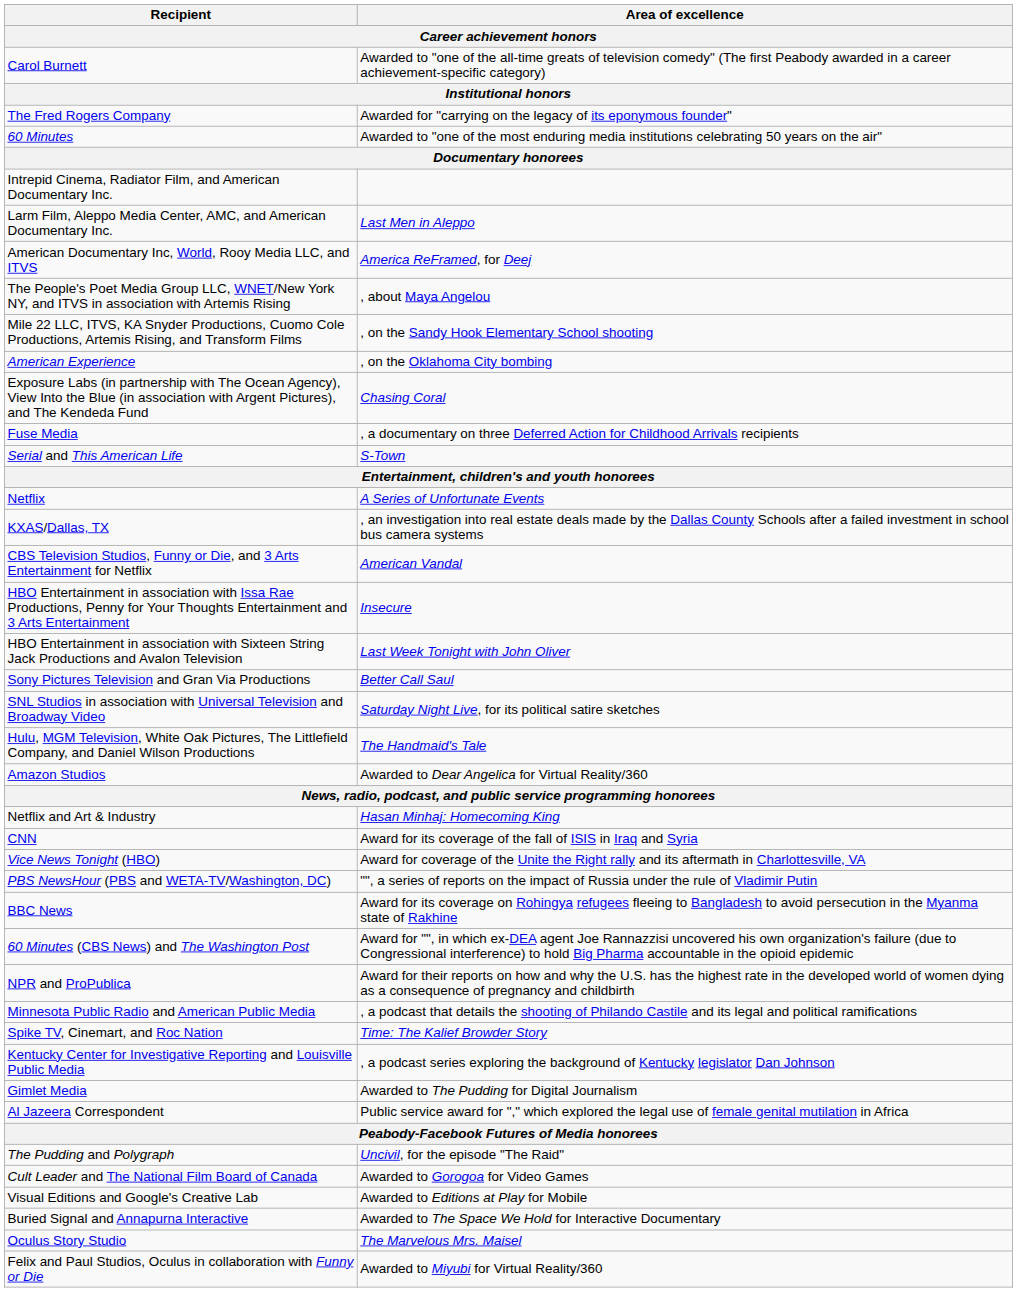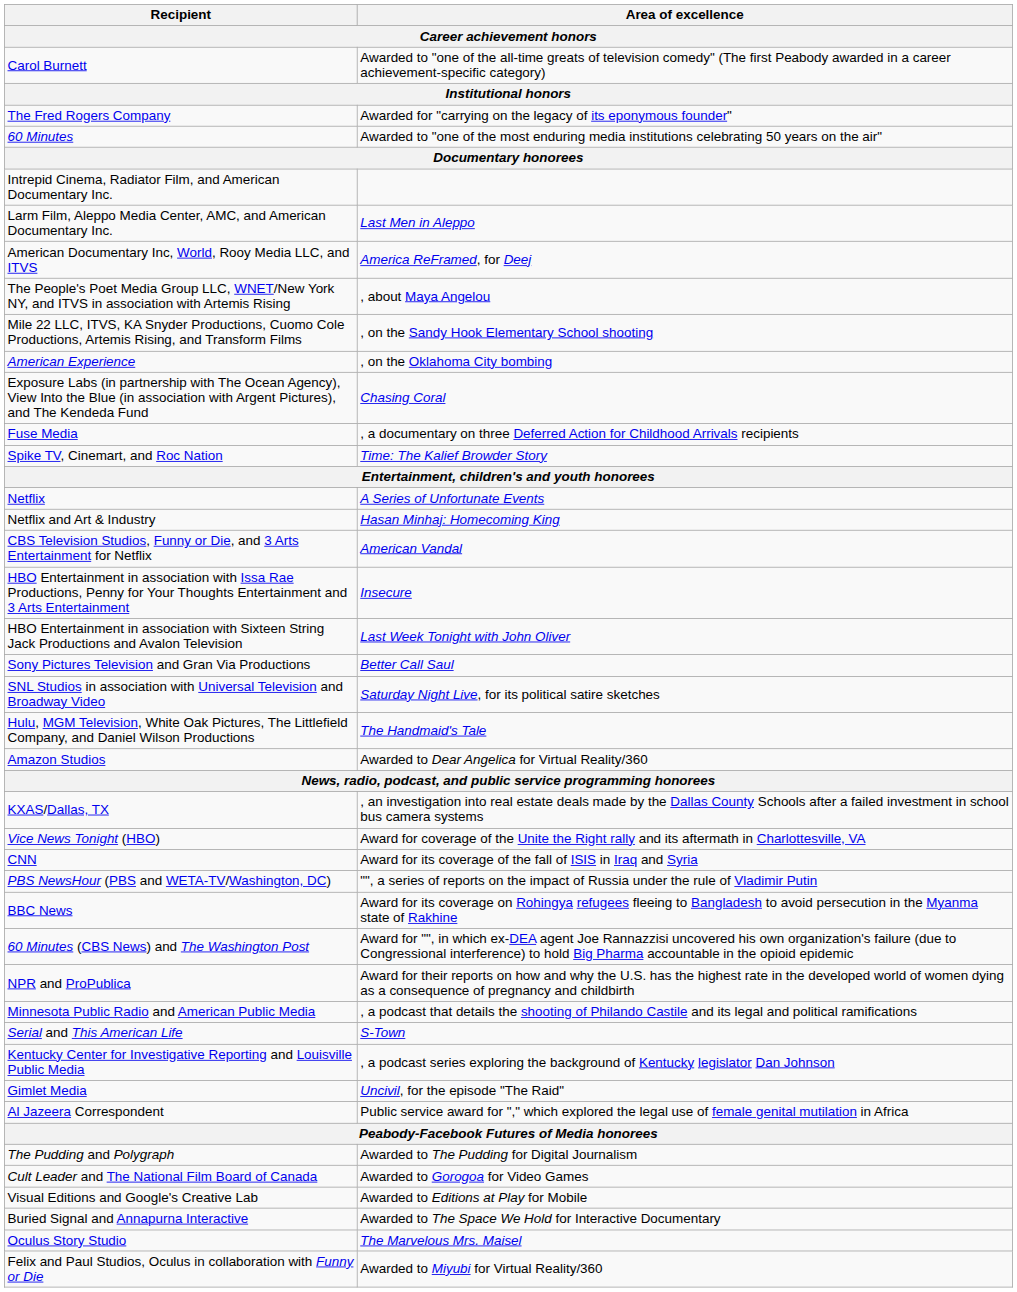rows swapped: (115, 1033) <-> (95, 455)
rows swapped: (81, 817) <-> (58, 527)
rows swapped: (84, 860) <-> (22, 838)
(499, 1091) Awarded to The Pudding for Digital Journalism -> (462, 1091) Uncivil, for the episode "The Raid"
(462, 1155) Uncivil, for the episode "The Raid" -> (499, 1155) Awarded to The Pudding for Digital Journalism
